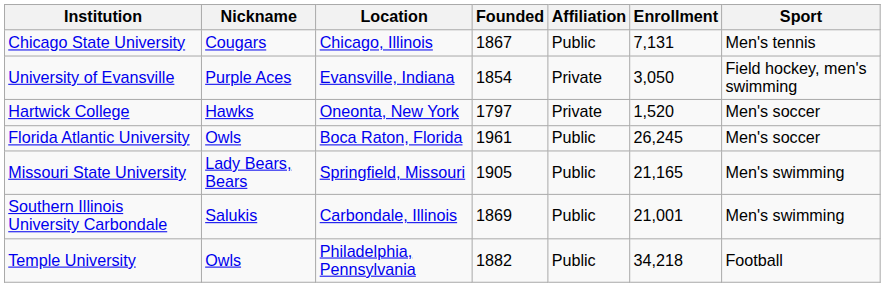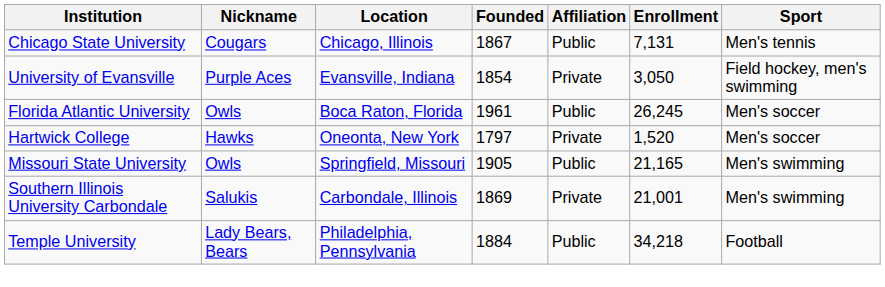rows swapped: (99, 138) <-> (69, 112)
(248, 172) Lady Bears, Bears -> (223, 163) Owls
(574, 216) Public -> (577, 198) Private
(223, 260) Owls -> (248, 242) Lady Bears, Bears
(494, 260) 1882 -> (494, 242) 1884
